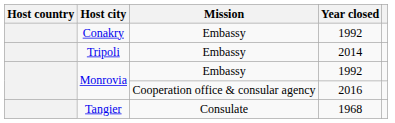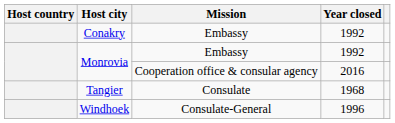- row: (103, 52)
+ row: (104, 109)
